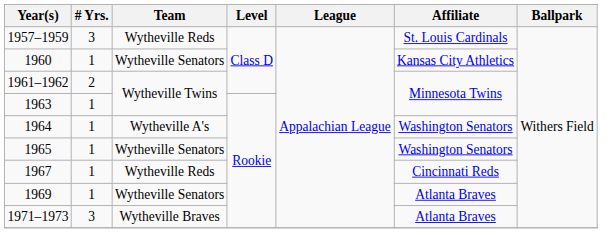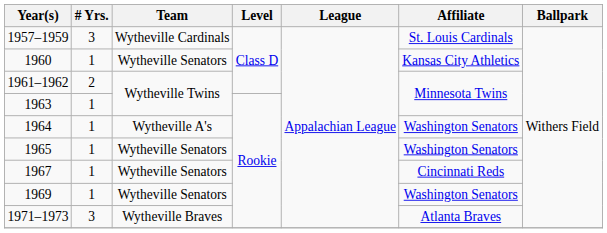(170, 38) Wytheville Reds -> (172, 38) Wytheville Cardinals
(170, 171) Wytheville Reds -> (172, 171) Wytheville Senators
(456, 194) Atlanta Braves -> (461, 194) Washington Senators
